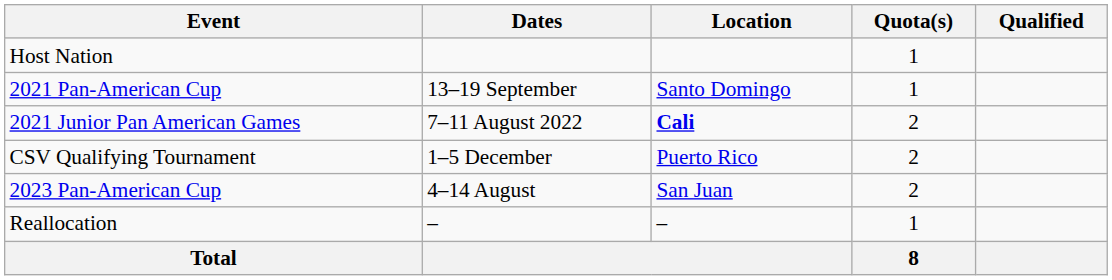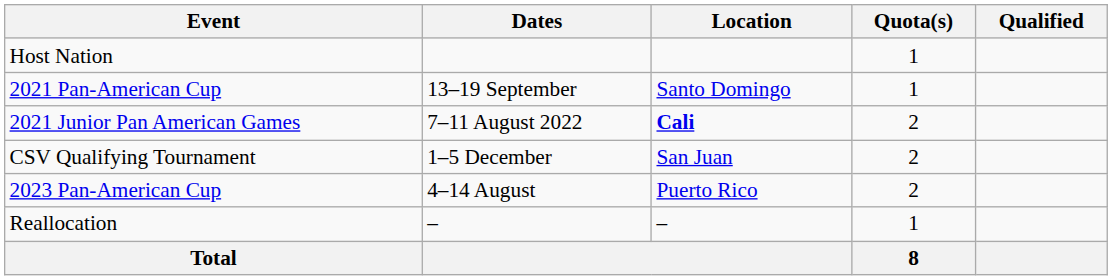(707, 156) Puerto Rico -> (695, 156) San Juan
(695, 190) San Juan -> (707, 190) Puerto Rico
